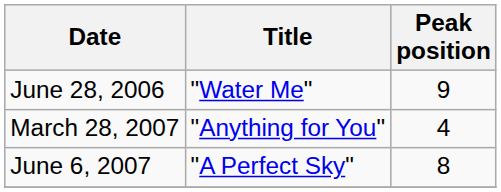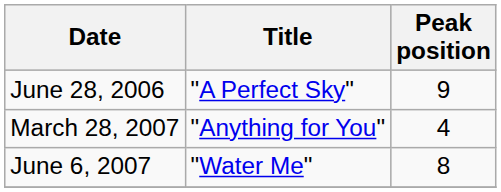(251, 89) "Water Me" -> (272, 89) "A Perfect Sky"
(272, 166) "A Perfect Sky" -> (251, 166) "Water Me"
